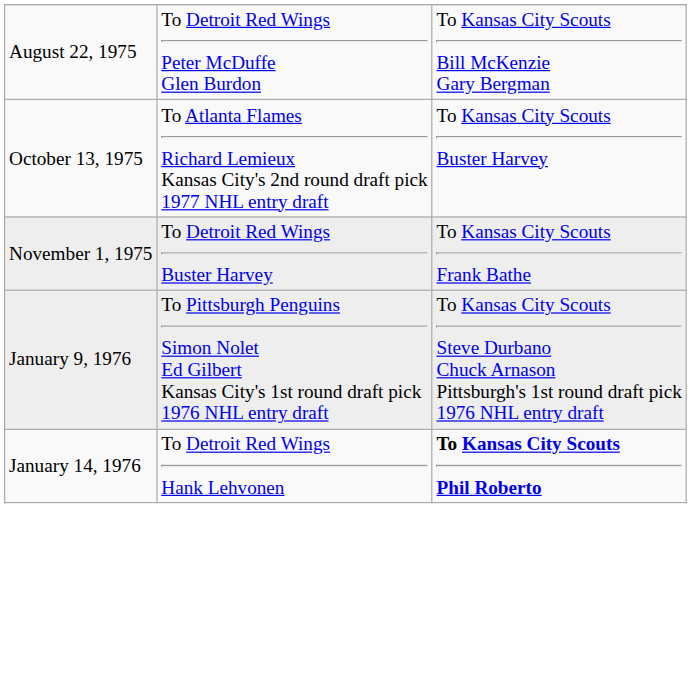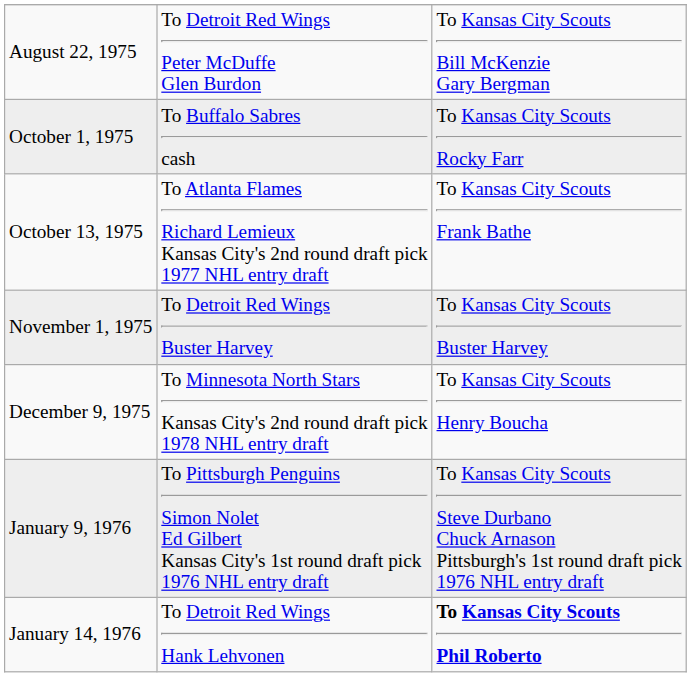+ row: (71, 136)
(559, 136) To Kansas City Scouts Buster Harvey -> (559, 210) To Kansas City Scouts Frank Bathe
(559, 253) To Kansas City Scouts Frank Bathe -> (559, 327) To Kansas City Scouts Buster Harvey
+ row: (80, 411)
